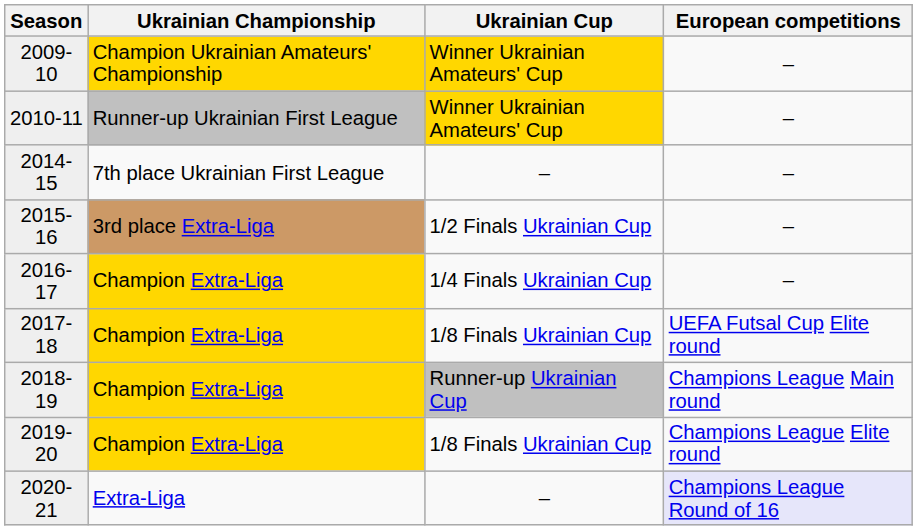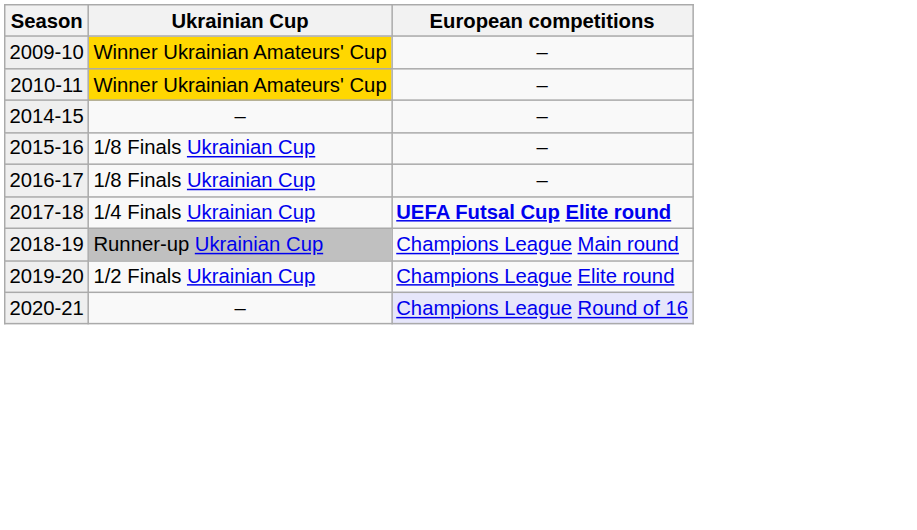- column: (256, 20)
(540, 226) 1/2 Finals Ukrainian Cup -> (204, 148) 1/8 Finals Ukrainian Cup
(540, 281) 1/4 Finals Ukrainian Cup -> (204, 180) 1/8 Finals Ukrainian Cup
(540, 335) 1/8 Finals Ukrainian Cup -> (204, 212) 1/4 Finals Ukrainian Cup
(769, 335) normal -> (534, 212) bold
(540, 443) 1/8 Finals Ukrainian Cup -> (204, 276) 1/2 Finals Ukrainian Cup
